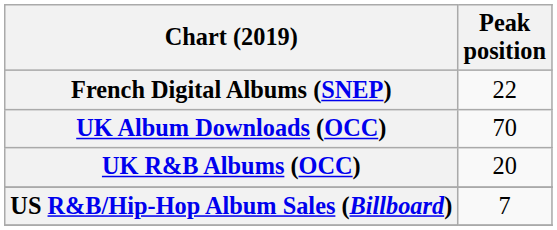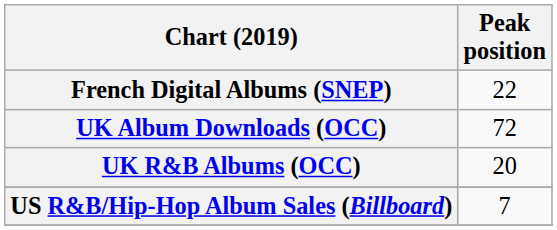(505, 128) 70 -> (505, 128) 72
